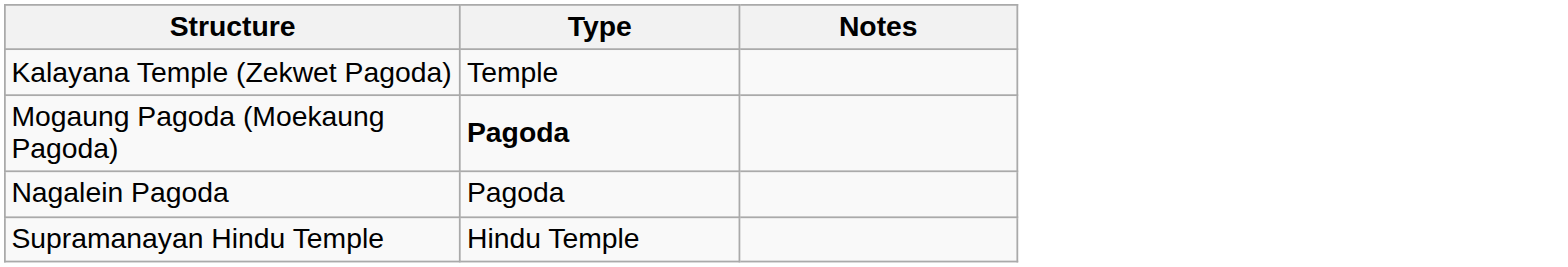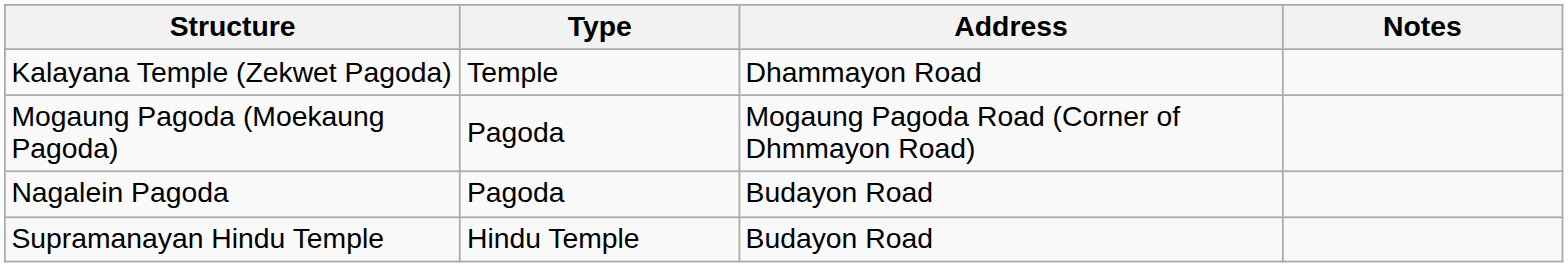+ column: (1011, 26)
(518, 132) bold -> (516, 132) normal
